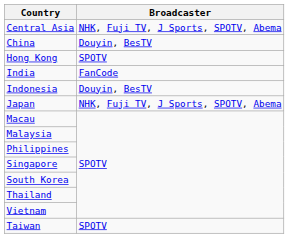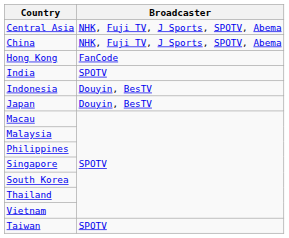(115, 42) Douyin, BesTV -> (180, 42) NHK, Fuji TV, J Sports, SPOTV, Abema
(93, 58) SPOTV -> (98, 58) FanCode
(98, 73) FanCode -> (93, 73) SPOTV
(180, 104) NHK, Fuji TV, J Sports, SPOTV, Abema -> (115, 104) Douyin, BesTV
